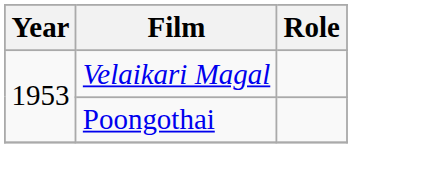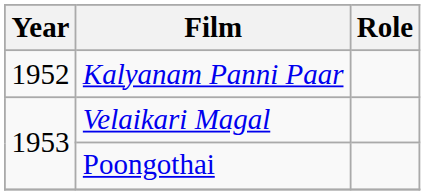+ row: (213, 73)
